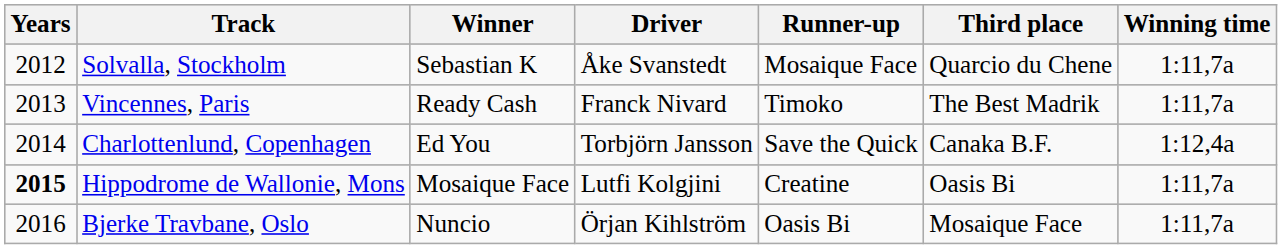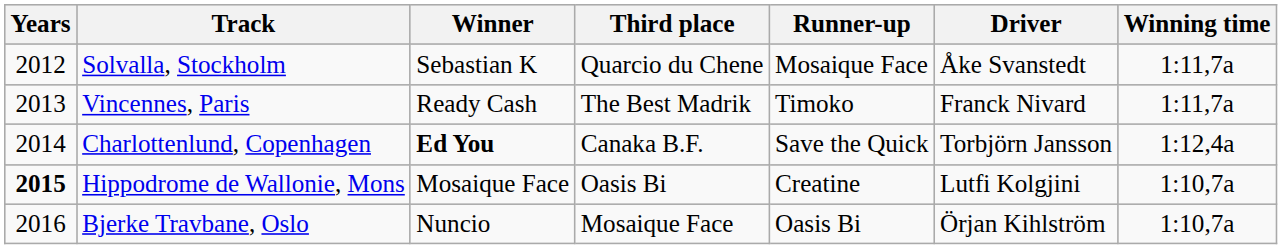columns swapped: (667, 24) <-> (1021, 24)
(453, 143) normal -> (455, 143) bold
(1197, 183) 1:11,7a -> (1197, 183) 1:10,7a
(1197, 223) 1:11,7a -> (1197, 223) 1:10,7a
